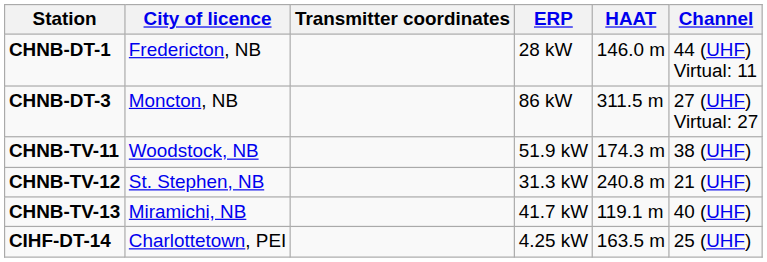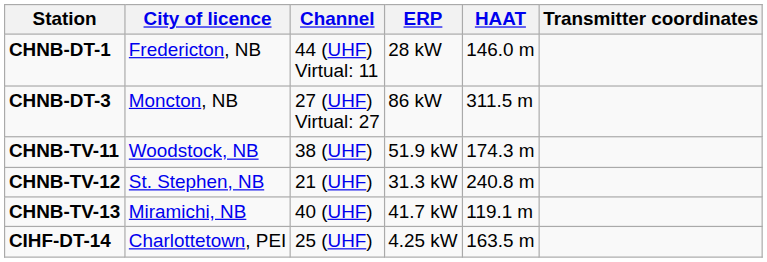columns swapped: (716, 19) <-> (403, 19)
